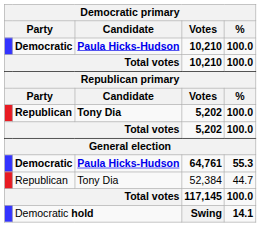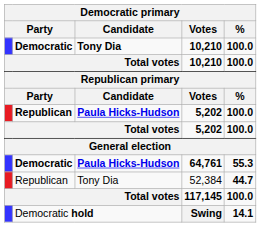(128, 46) Paula Hicks-Hudson -> (99, 46) Tony Dia
(99, 113) Tony Dia -> (128, 113) Paula Hicks-Hudson
(243, 180) normal -> (243, 180) bold
